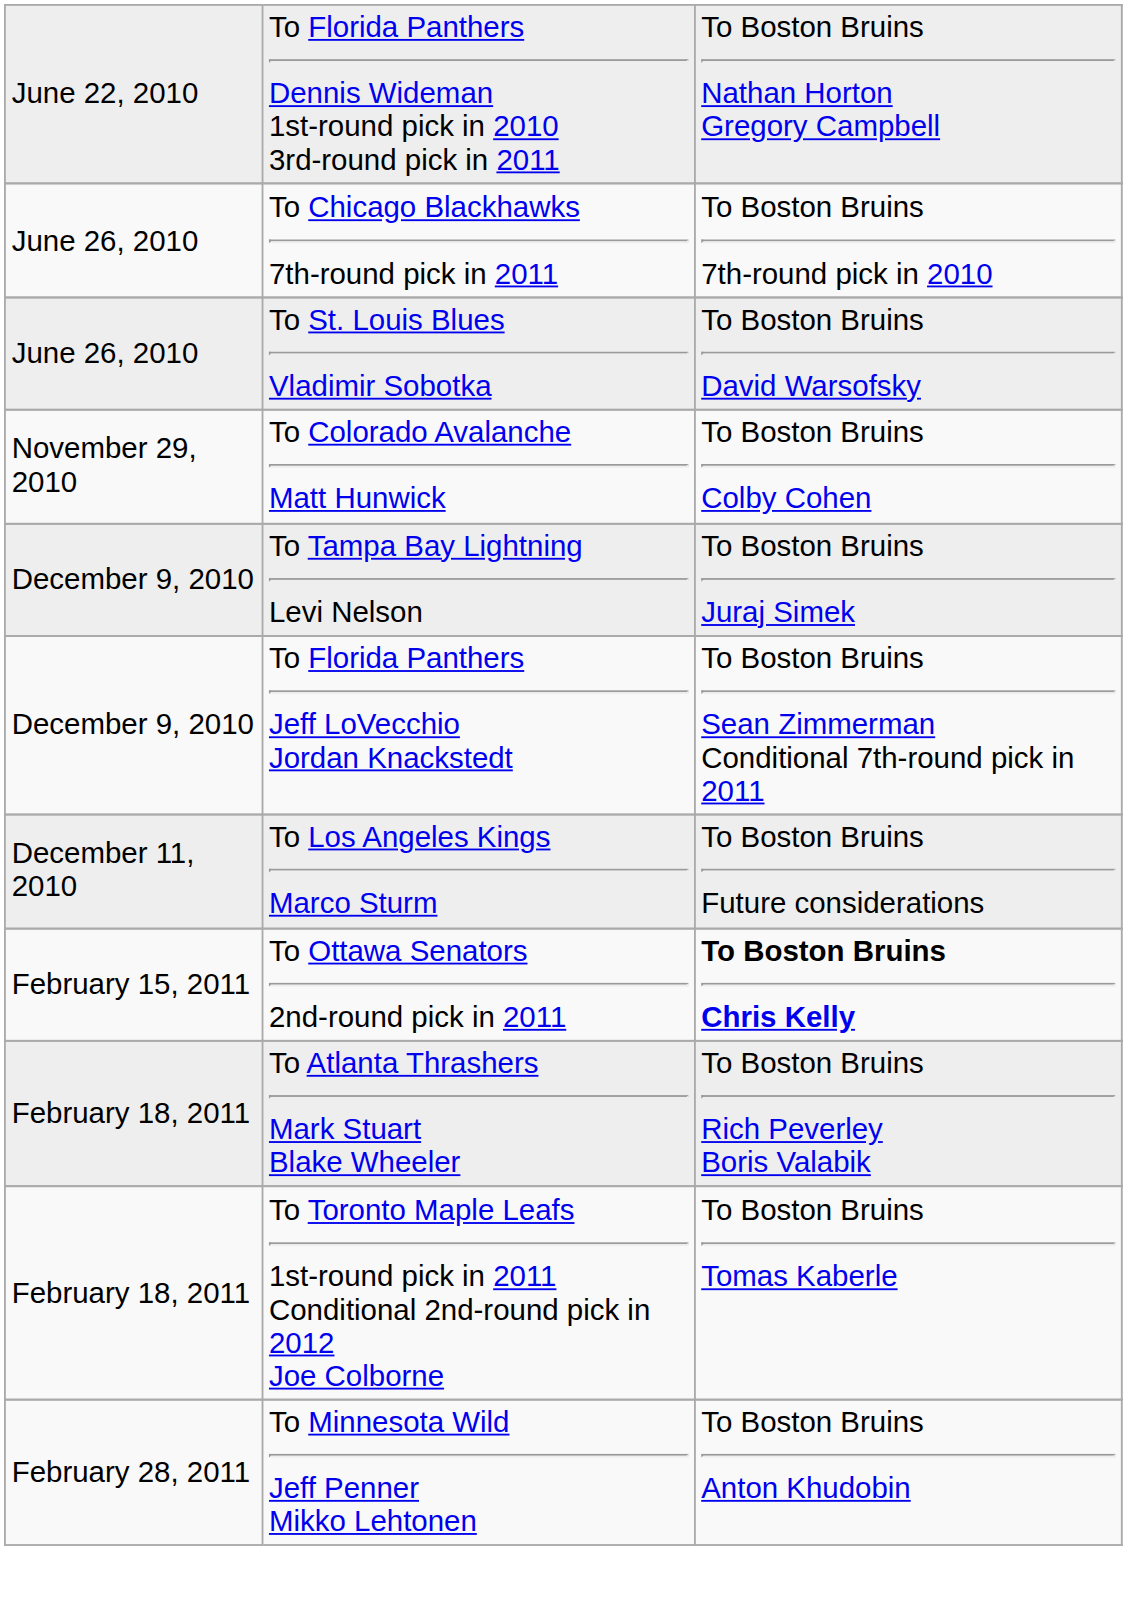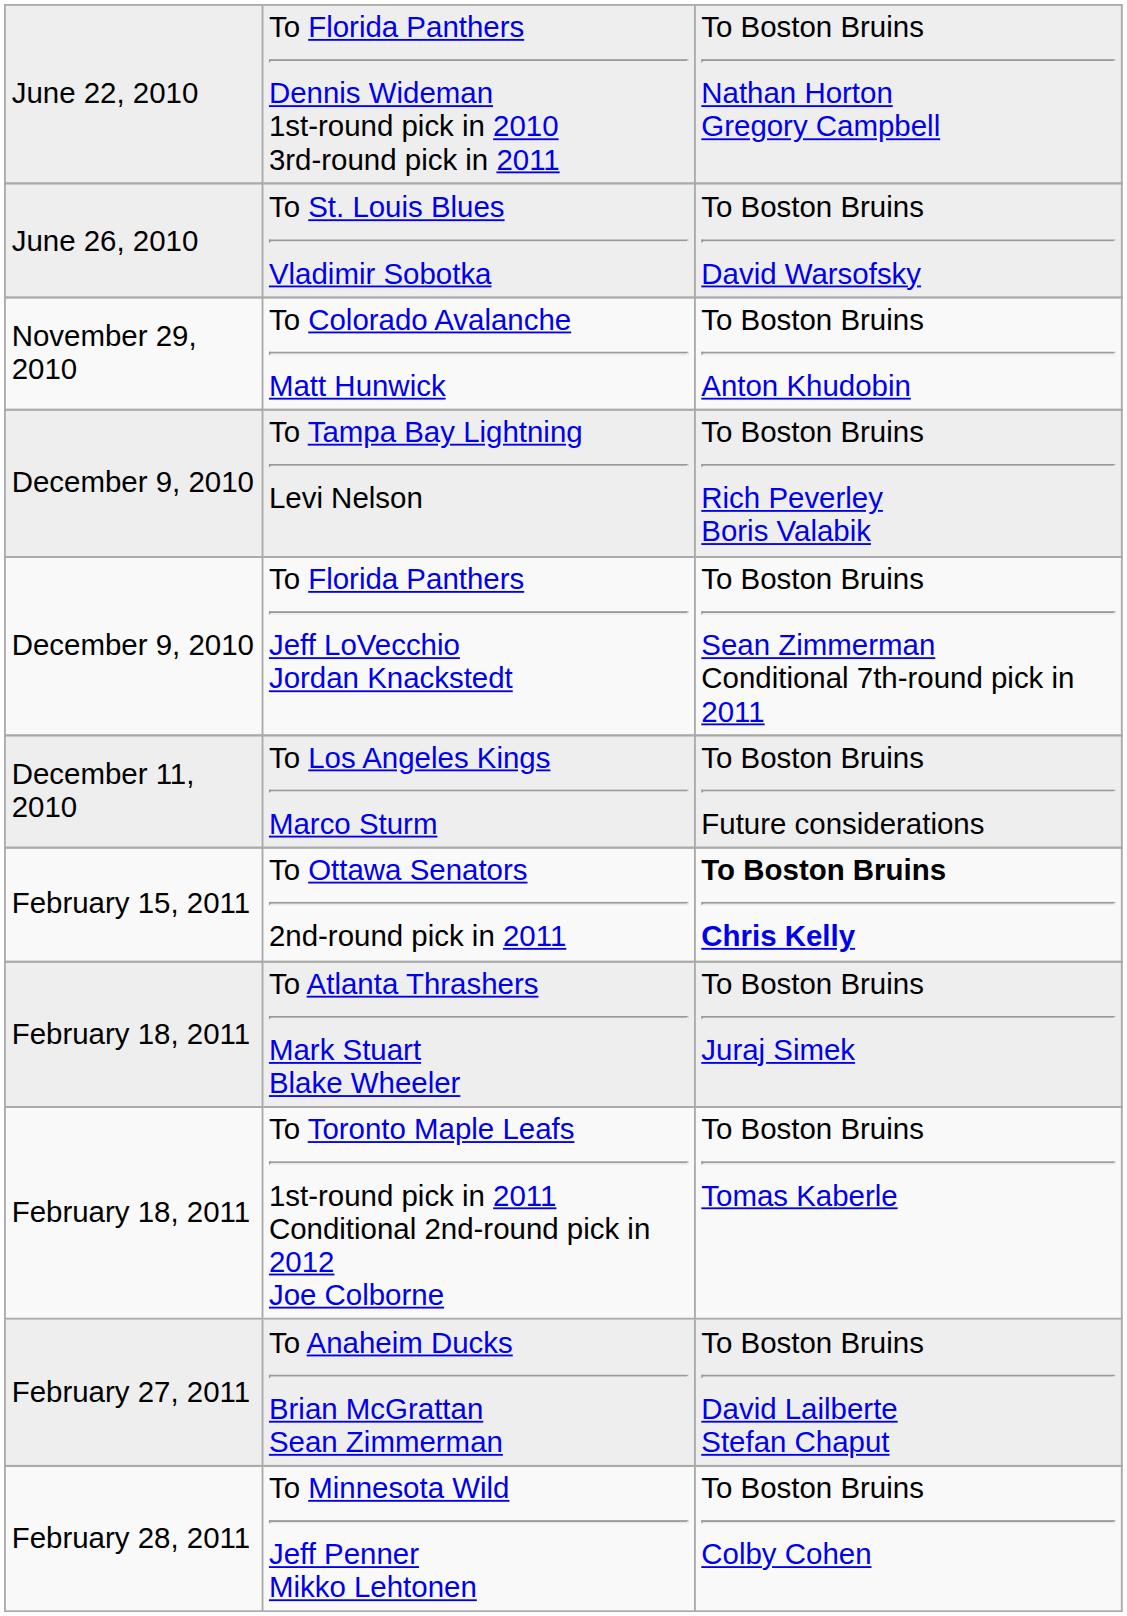- row: (478, 240)
(908, 465) To Boston Bruins Colby Cohen -> (908, 353) To Boston Bruins Anton Khudobin
(908, 578) To Boston Bruins Juraj Simek -> (908, 482) To Boston Bruins Rich Peverley Boris Valabik
(908, 1113) To Boston Bruins Rich Peverley Boris Valabik -> (908, 1017) To Boston Bruins Juraj Simek
+ row: (478, 1391)
(908, 1455) To Boston Bruins Anton Khudobin -> (908, 1521) To Boston Bruins Colby Cohen
